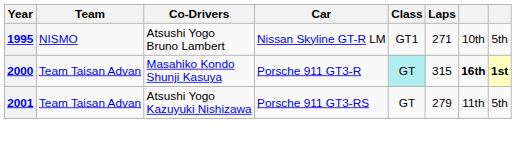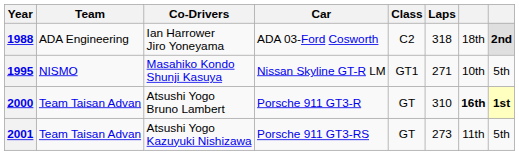+ row: (20, 39)
(186, 39) Atsushi Yogo Bruno Lambert -> (191, 71) Masahiko Kondo Shunji Kasuya
(191, 71) Masahiko Kondo Shunji Kasuya -> (186, 103) Atsushi Yogo Bruno Lambert
(407, 71) paleturquoise background -> (407, 103) no background
(442, 71) 315 -> (442, 103) 310
(442, 103) 279 -> (442, 135) 273
